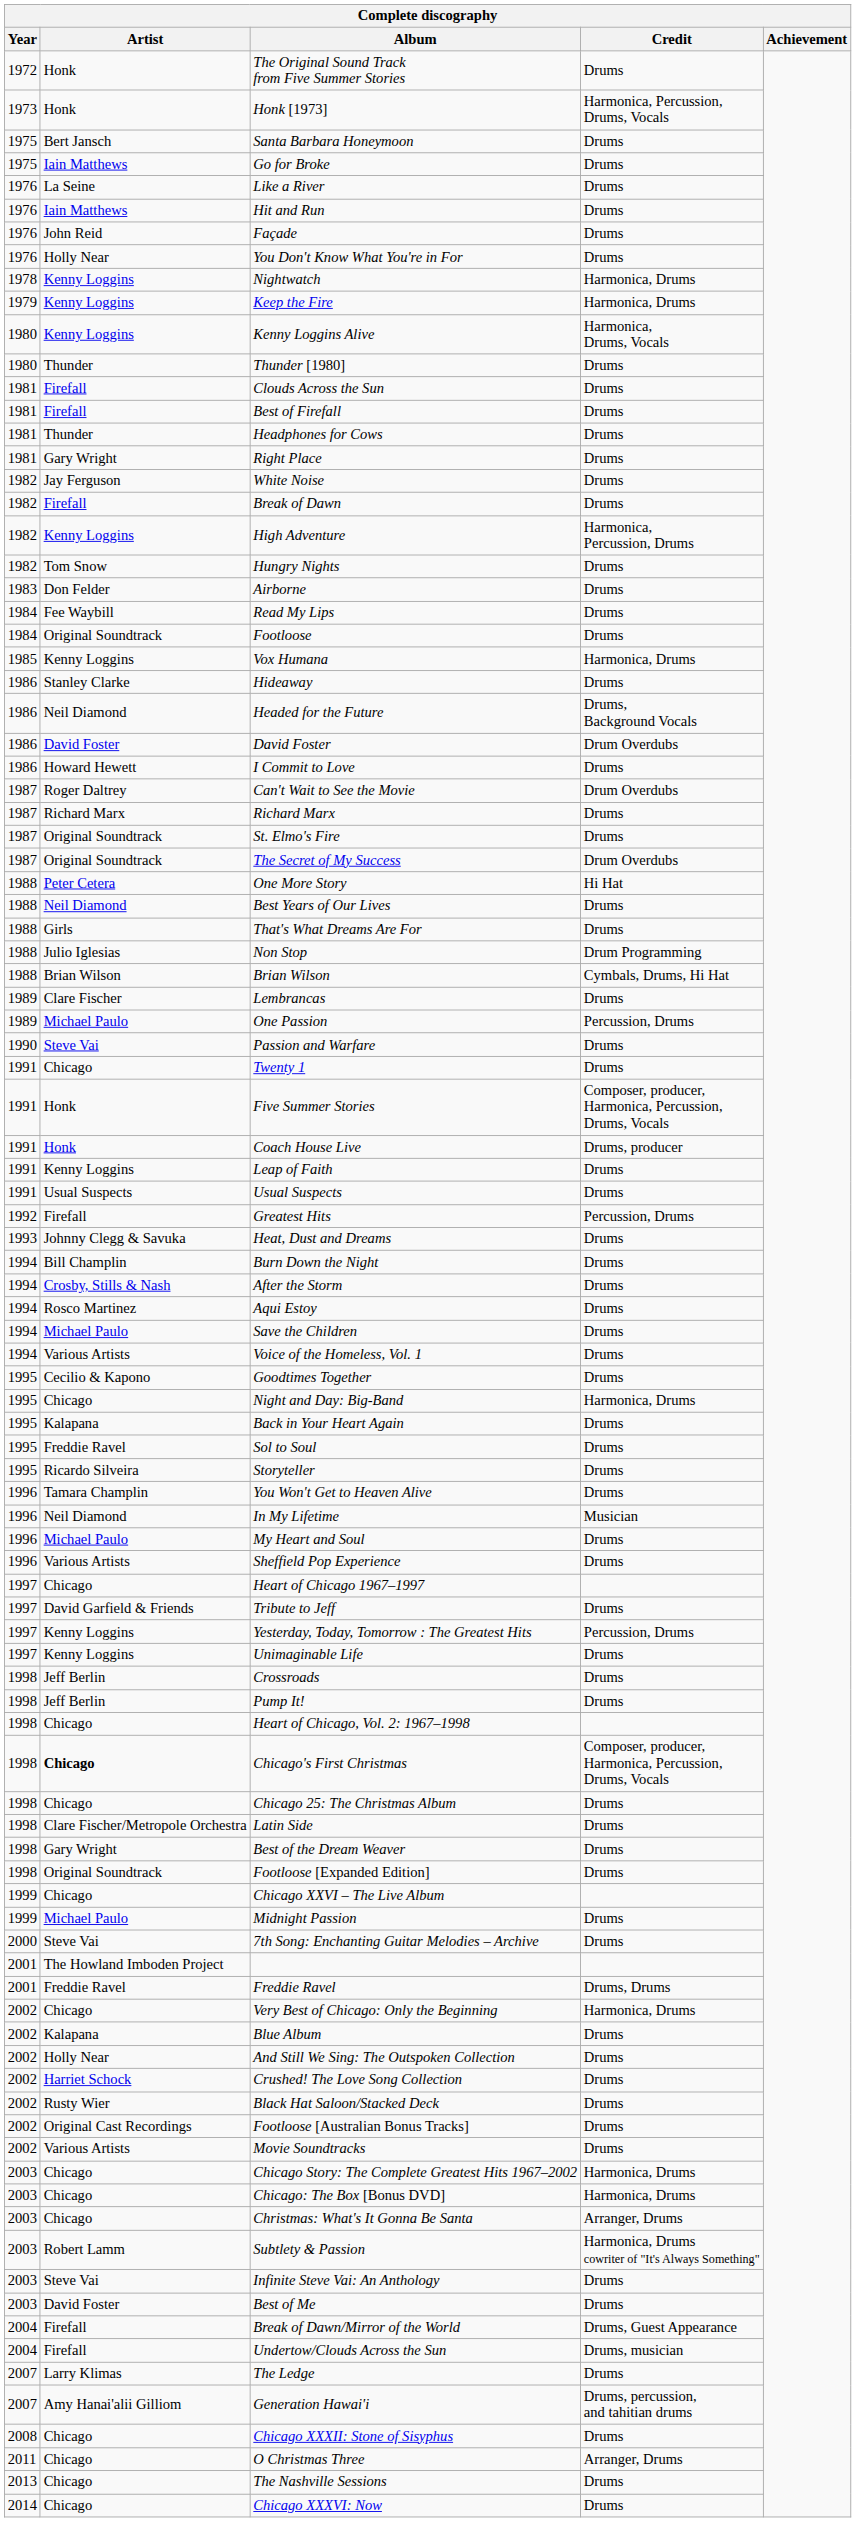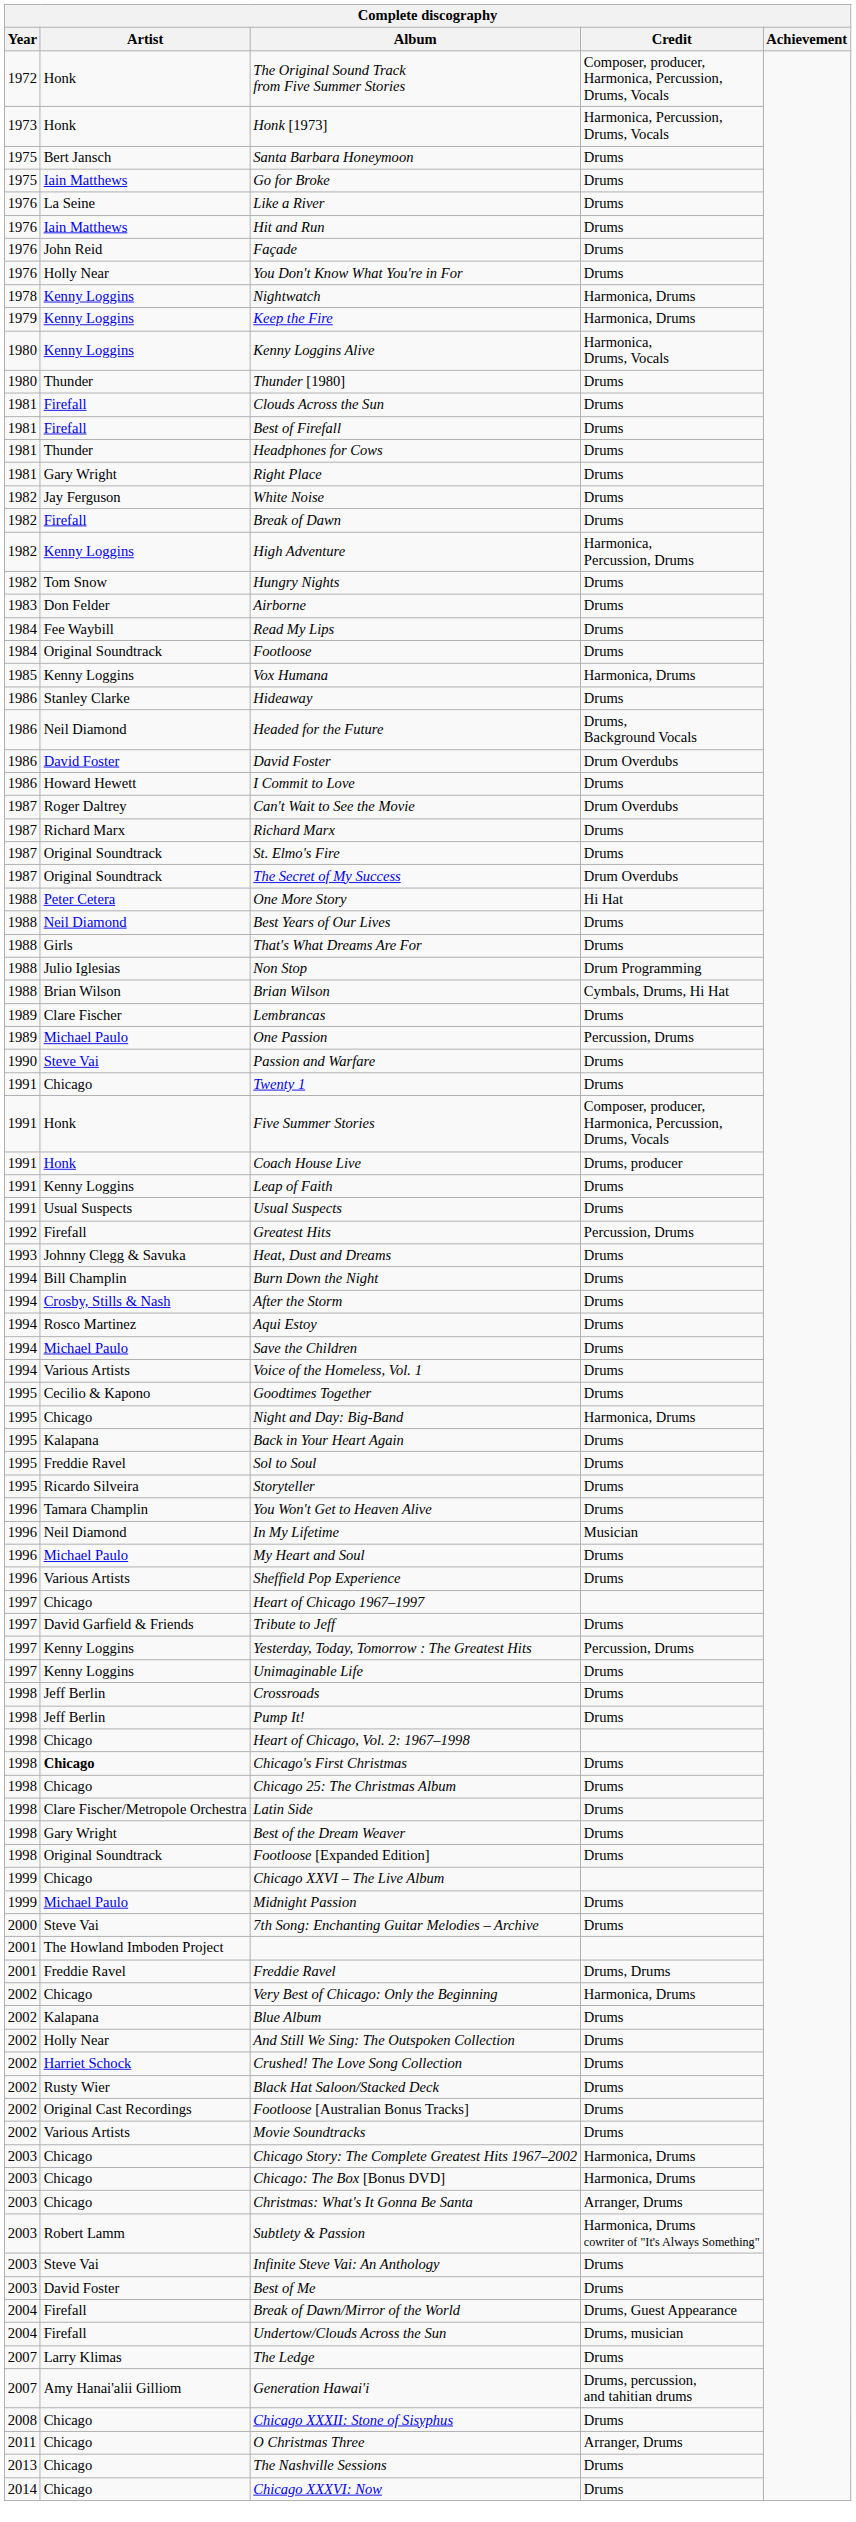(604, 70) Drums -> (653, 78) Composer, producer, Harmonica, Percussion, Drums, Vocals
(653, 1763) Composer, producer, Harmonica, Percussion, Drums, Vocals -> (604, 1763) Drums
